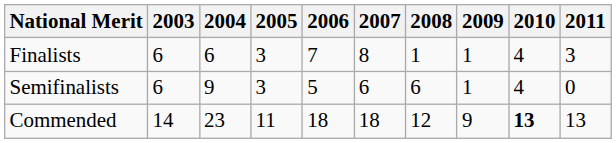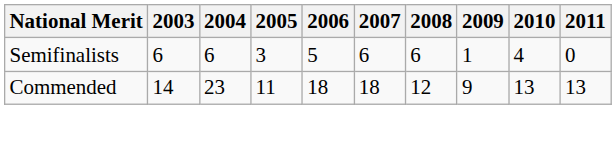- row: (45, 54)
(209, 87) 9 -> (209, 54) 6
(524, 120) bold -> (524, 87) normal
